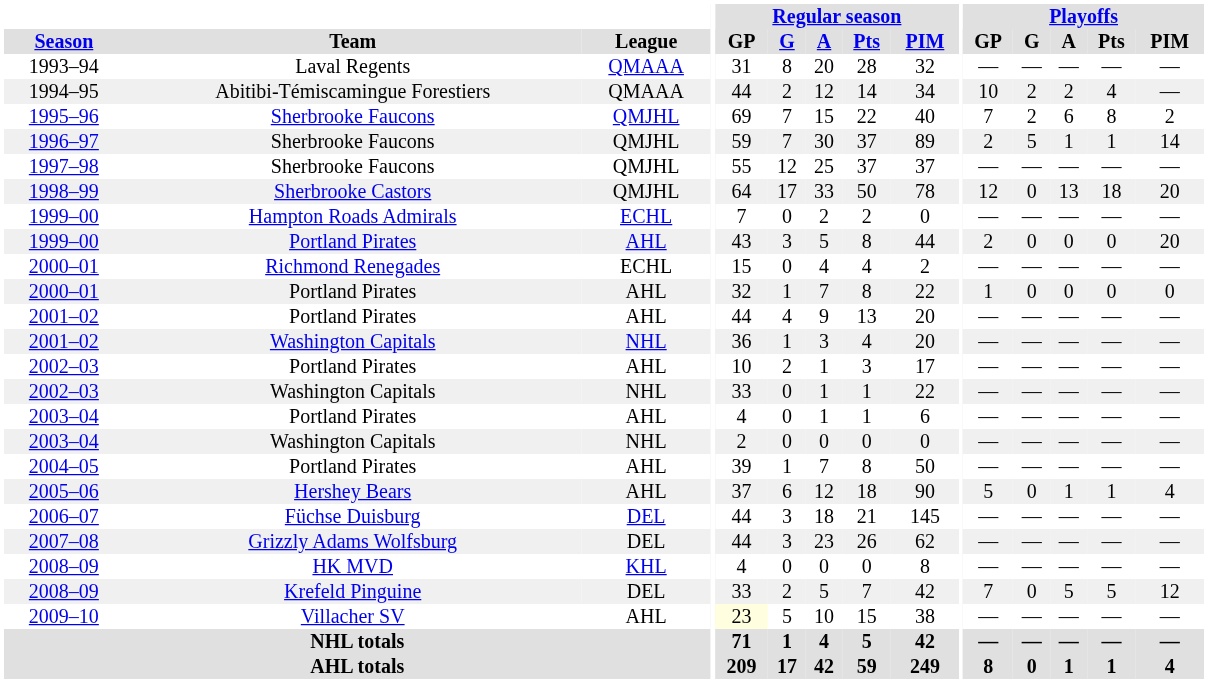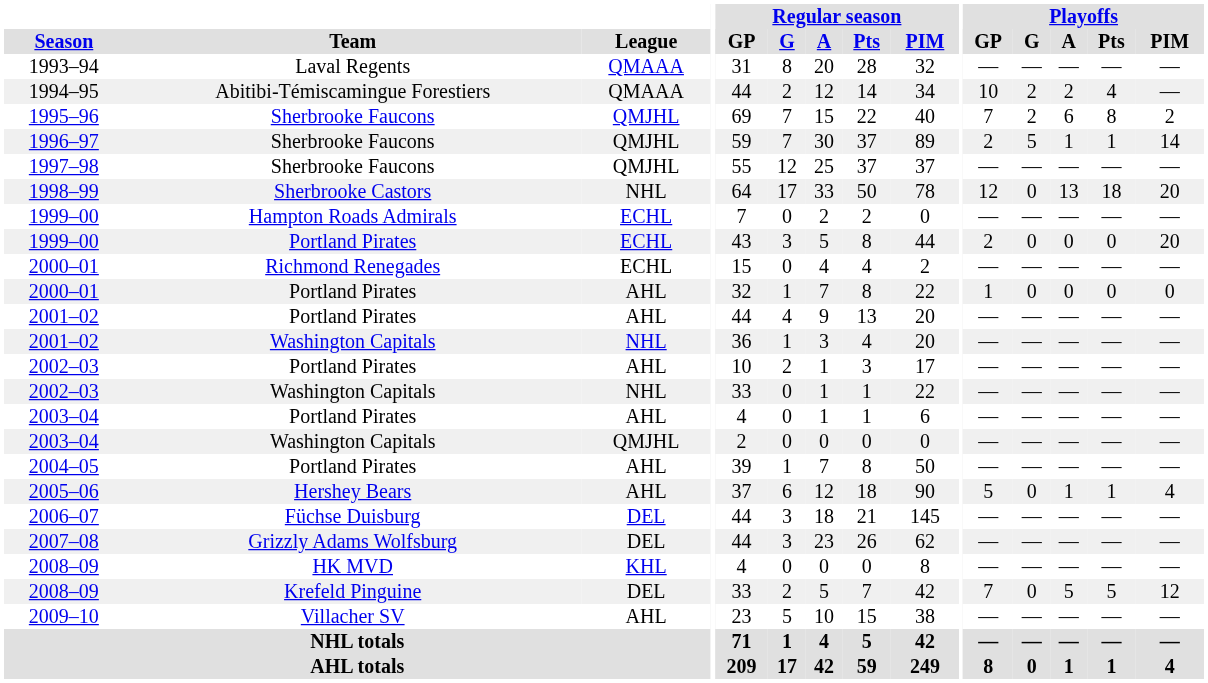(646, 191) QMJHL -> (646, 191) NHL
(646, 241) AHL -> (646, 241) ECHL
(646, 441) NHL -> (646, 441) QMJHL
(742, 616) lightyellow background -> (742, 616) no background
